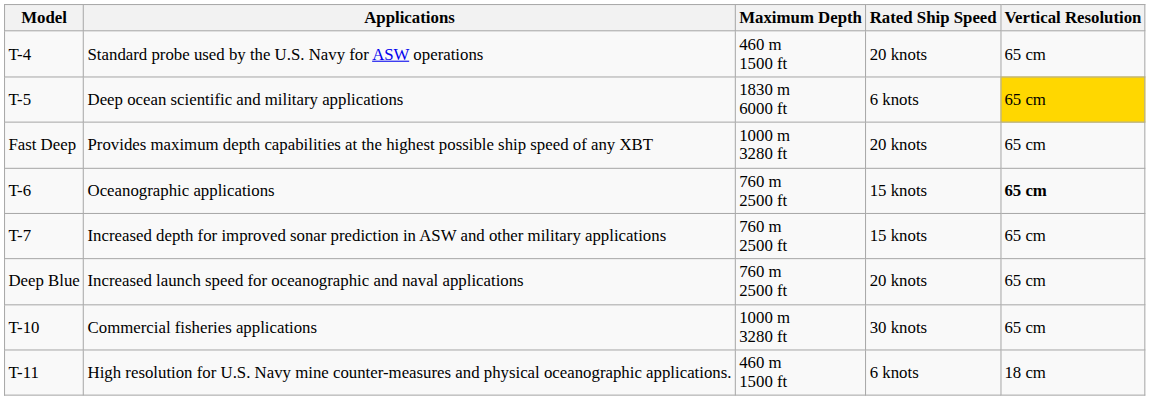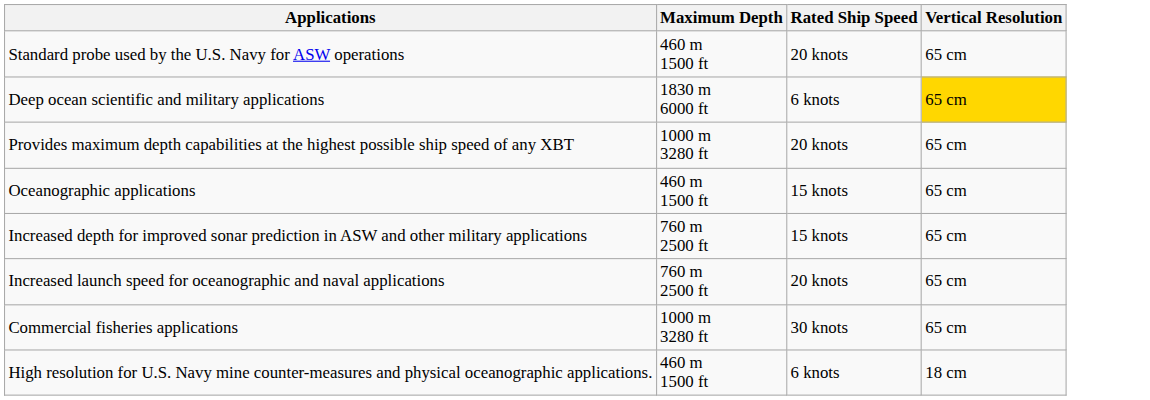- column: (44, 17)
(763, 190) 760 m 2500 ft -> (684, 190) 460 m 1500 ft
(1026, 190) bold -> (946, 190) normal
